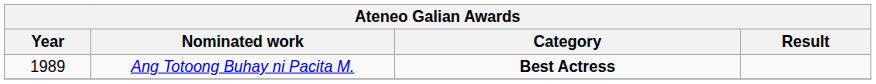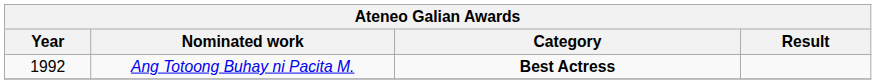(48, 66) 1989 -> (48, 66) 1992
